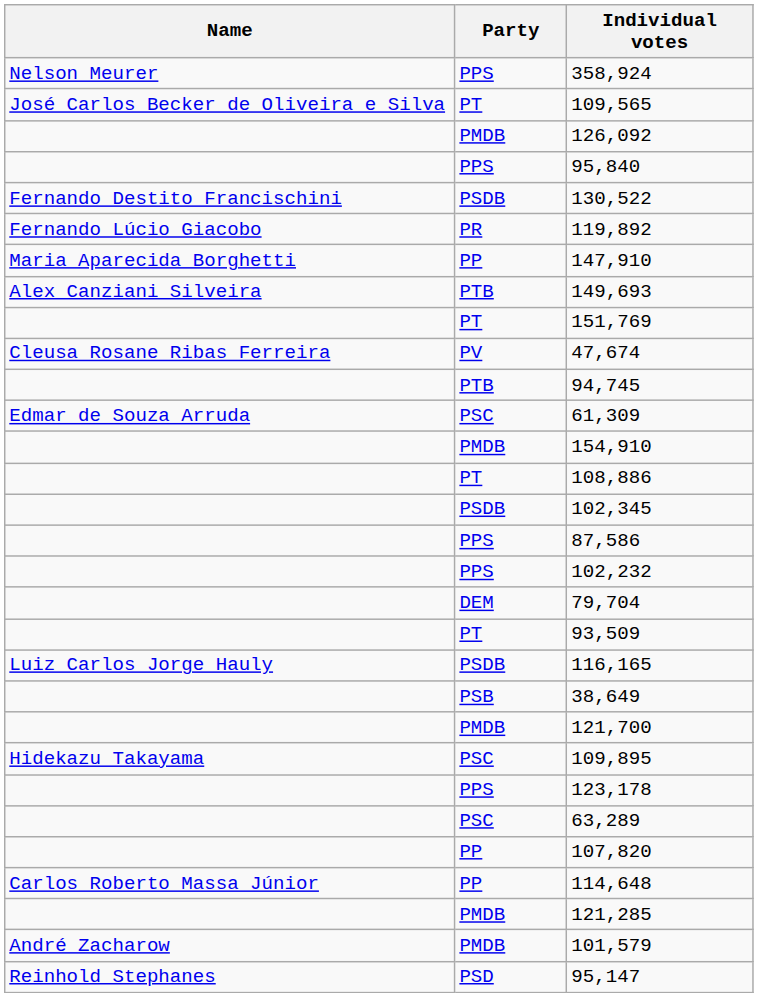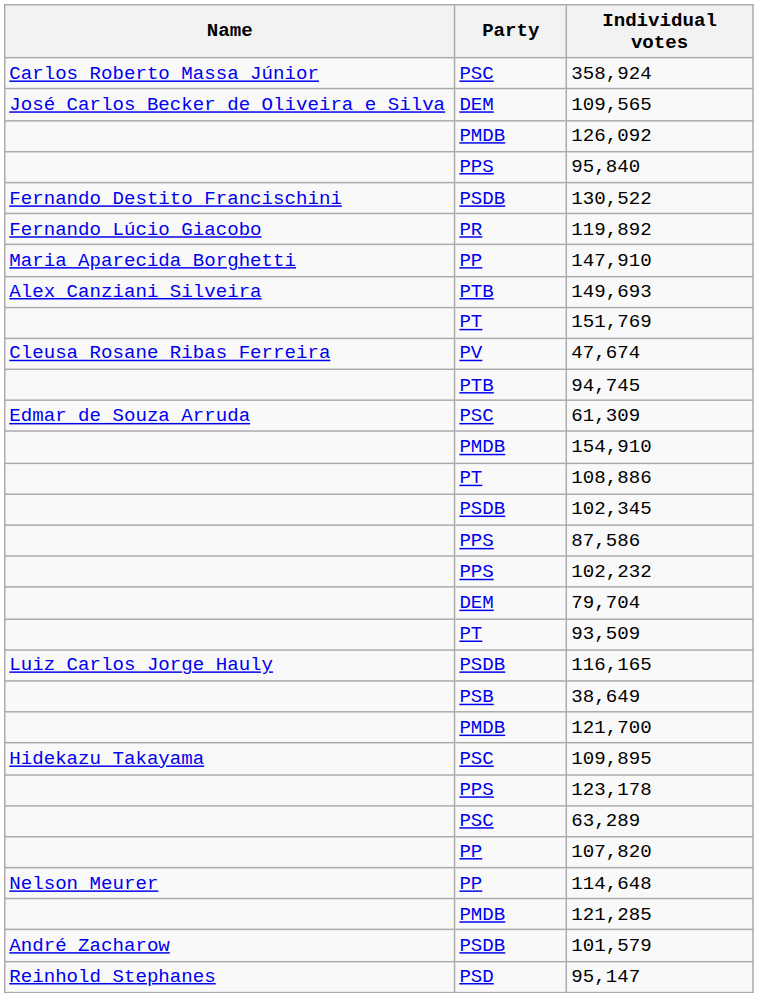(84, 74) Nelson Meurer -> (164, 74) Carlos Roberto Massa Júnior
(477, 74) PPS -> (477, 74) PSC
(471, 105) PT -> (477, 105) DEM
(164, 883) Carlos Roberto Massa Júnior -> (84, 883) Nelson Meurer
(482, 946) PMDB -> (482, 946) PSDB
